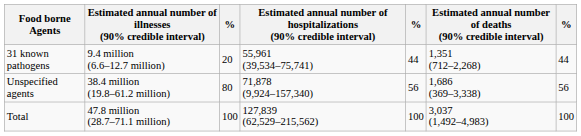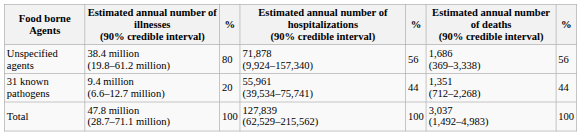rows swapped: (28, 59) <-> (32, 87)
